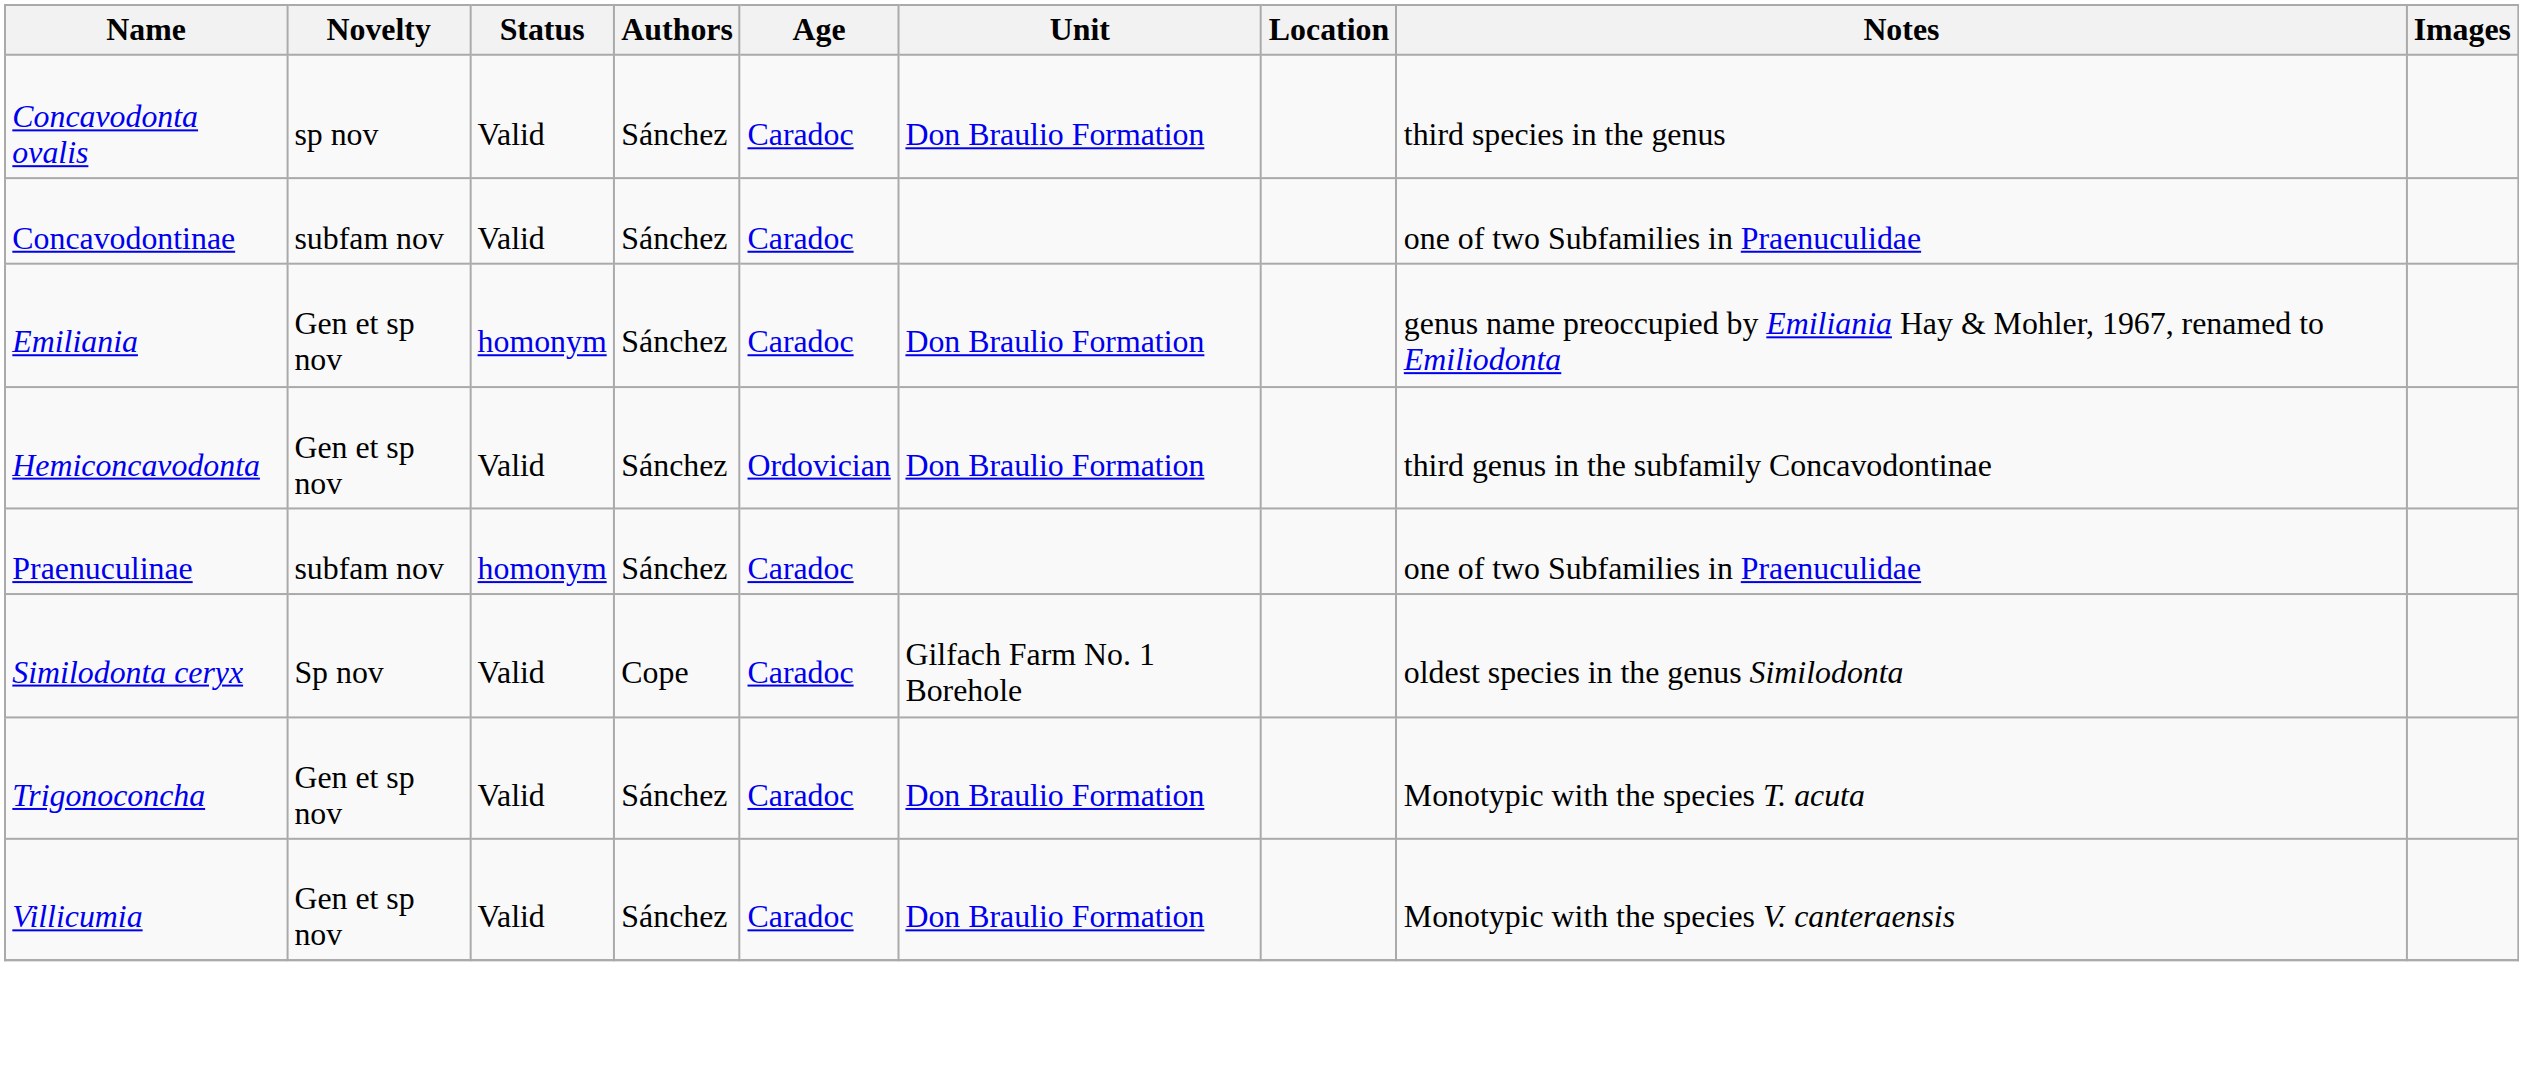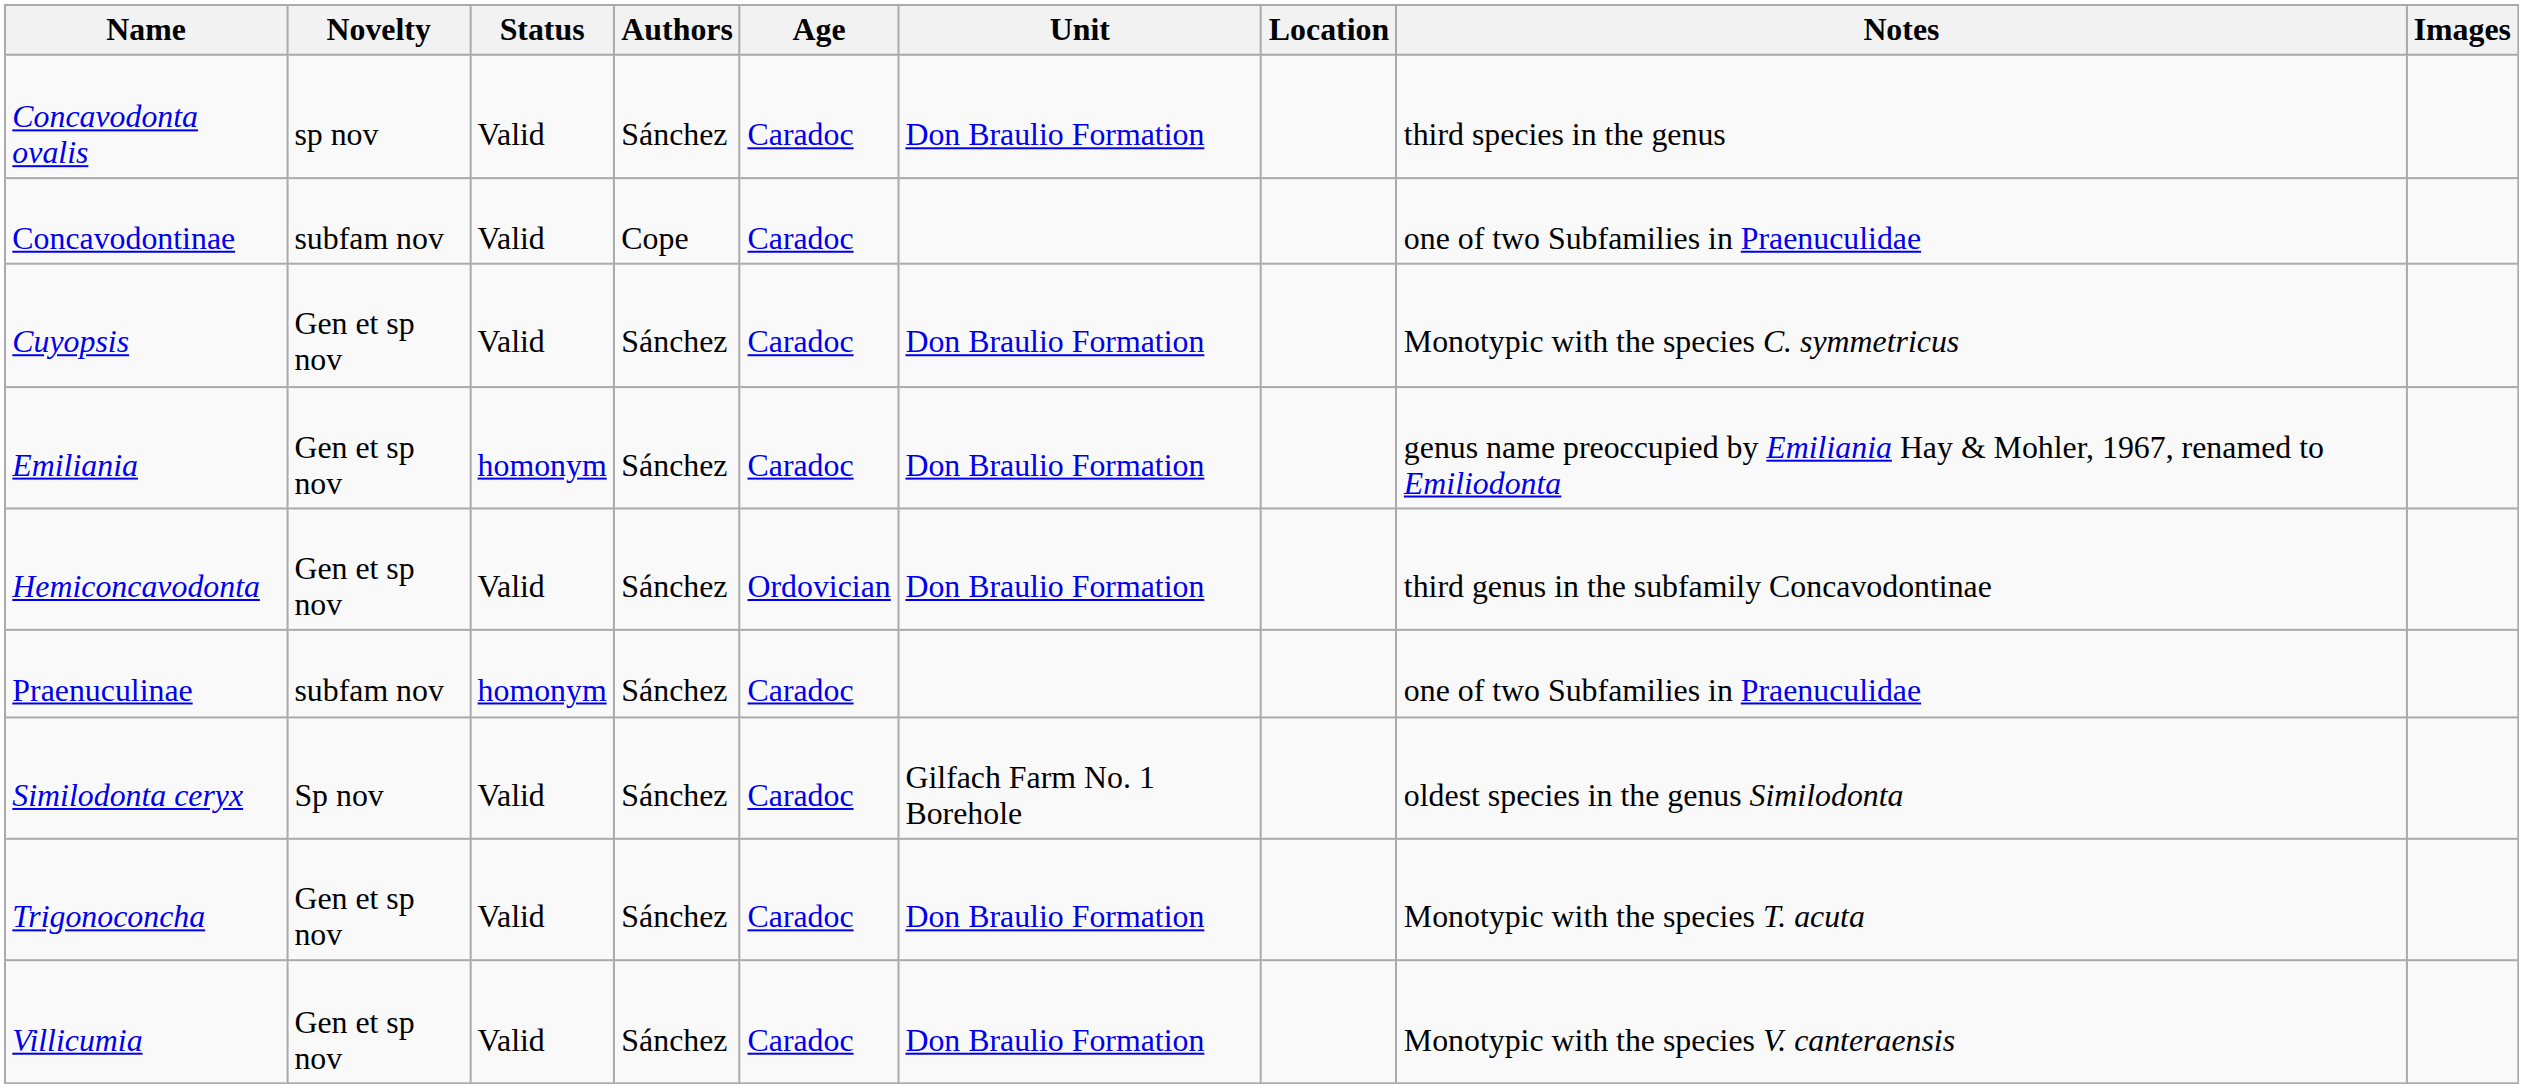(674, 238) Sánchez -> (655, 238) Cope
+ row: (71, 342)
(655, 673) Cope -> (674, 795) Sánchez
